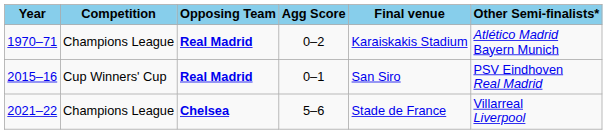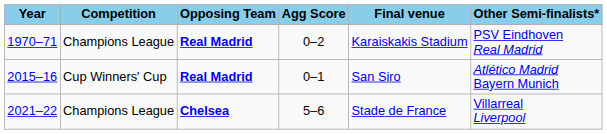(516, 42) Atlético Madrid Bayern Munich -> (518, 42) PSV Eindhoven Real Madrid
(518, 76) PSV Eindhoven Real Madrid -> (516, 76) Atlético Madrid Bayern Munich
